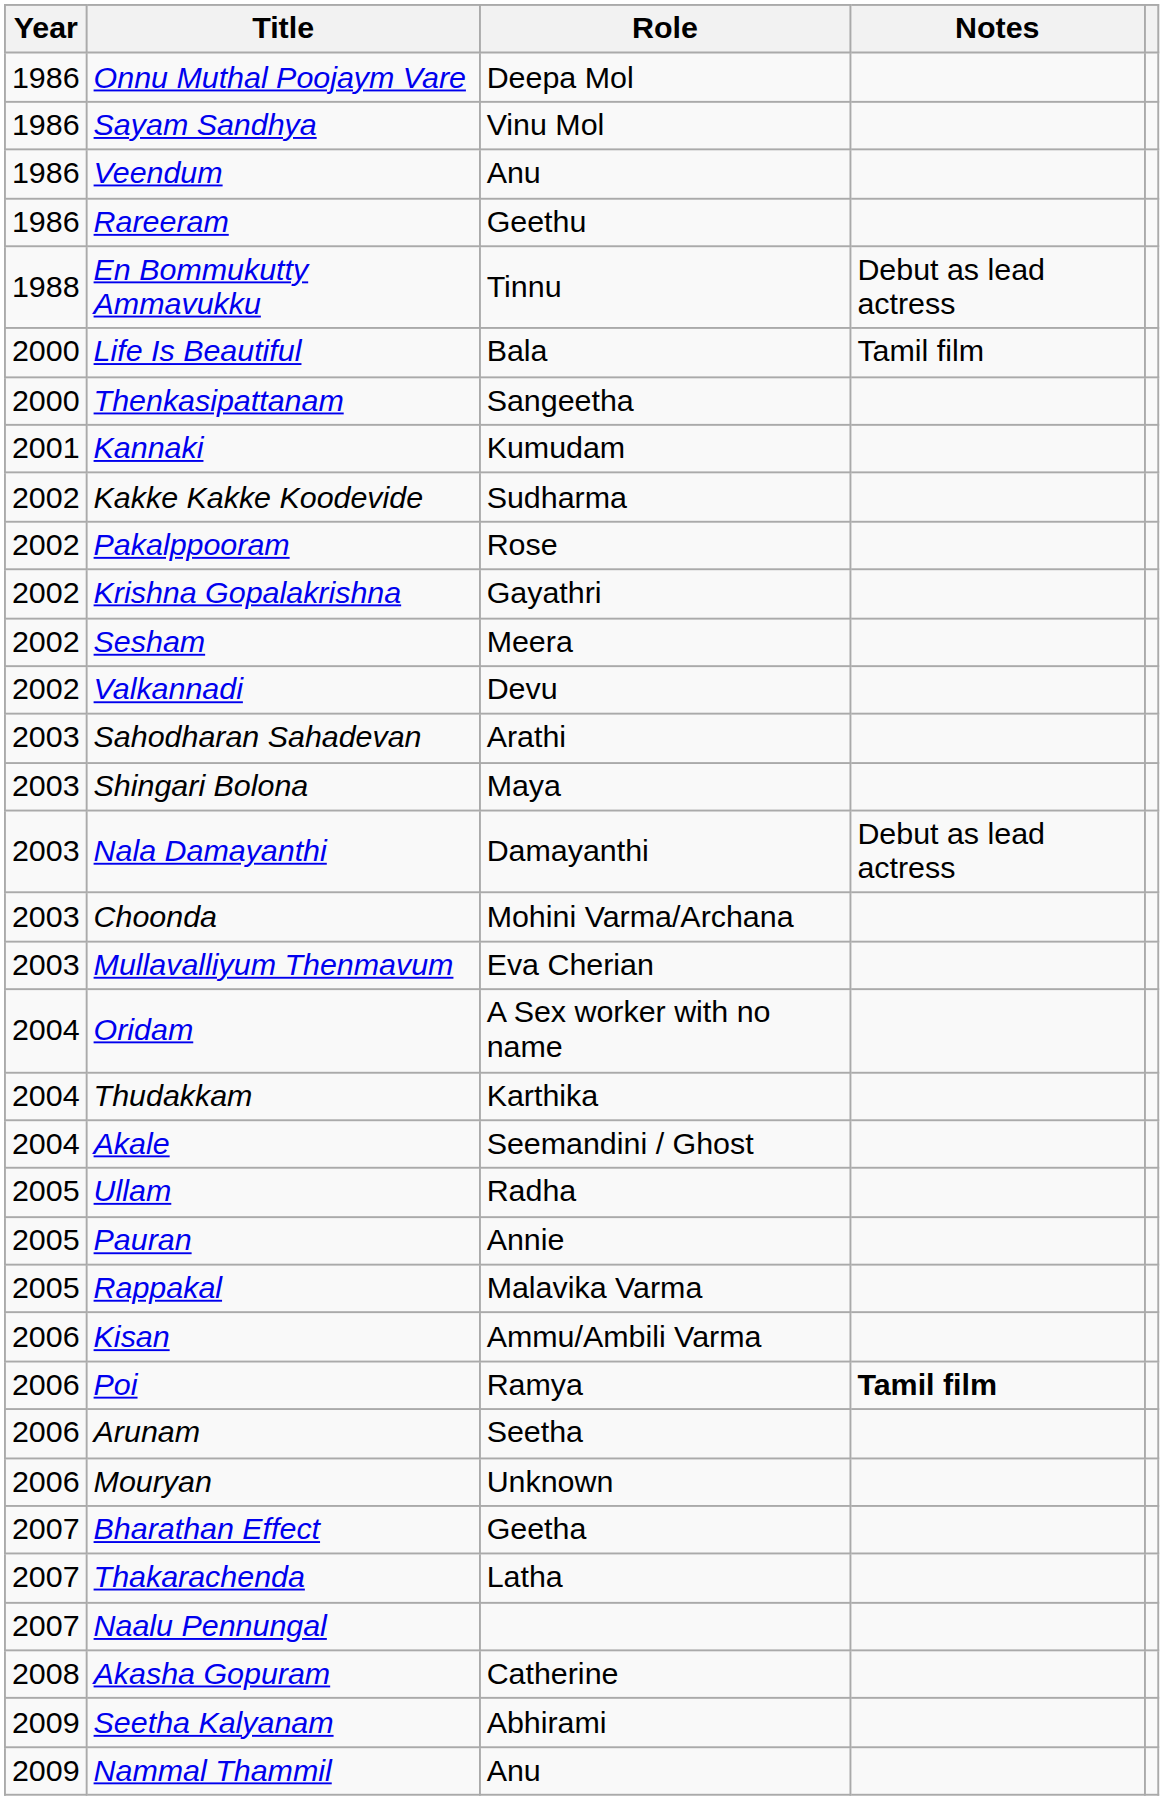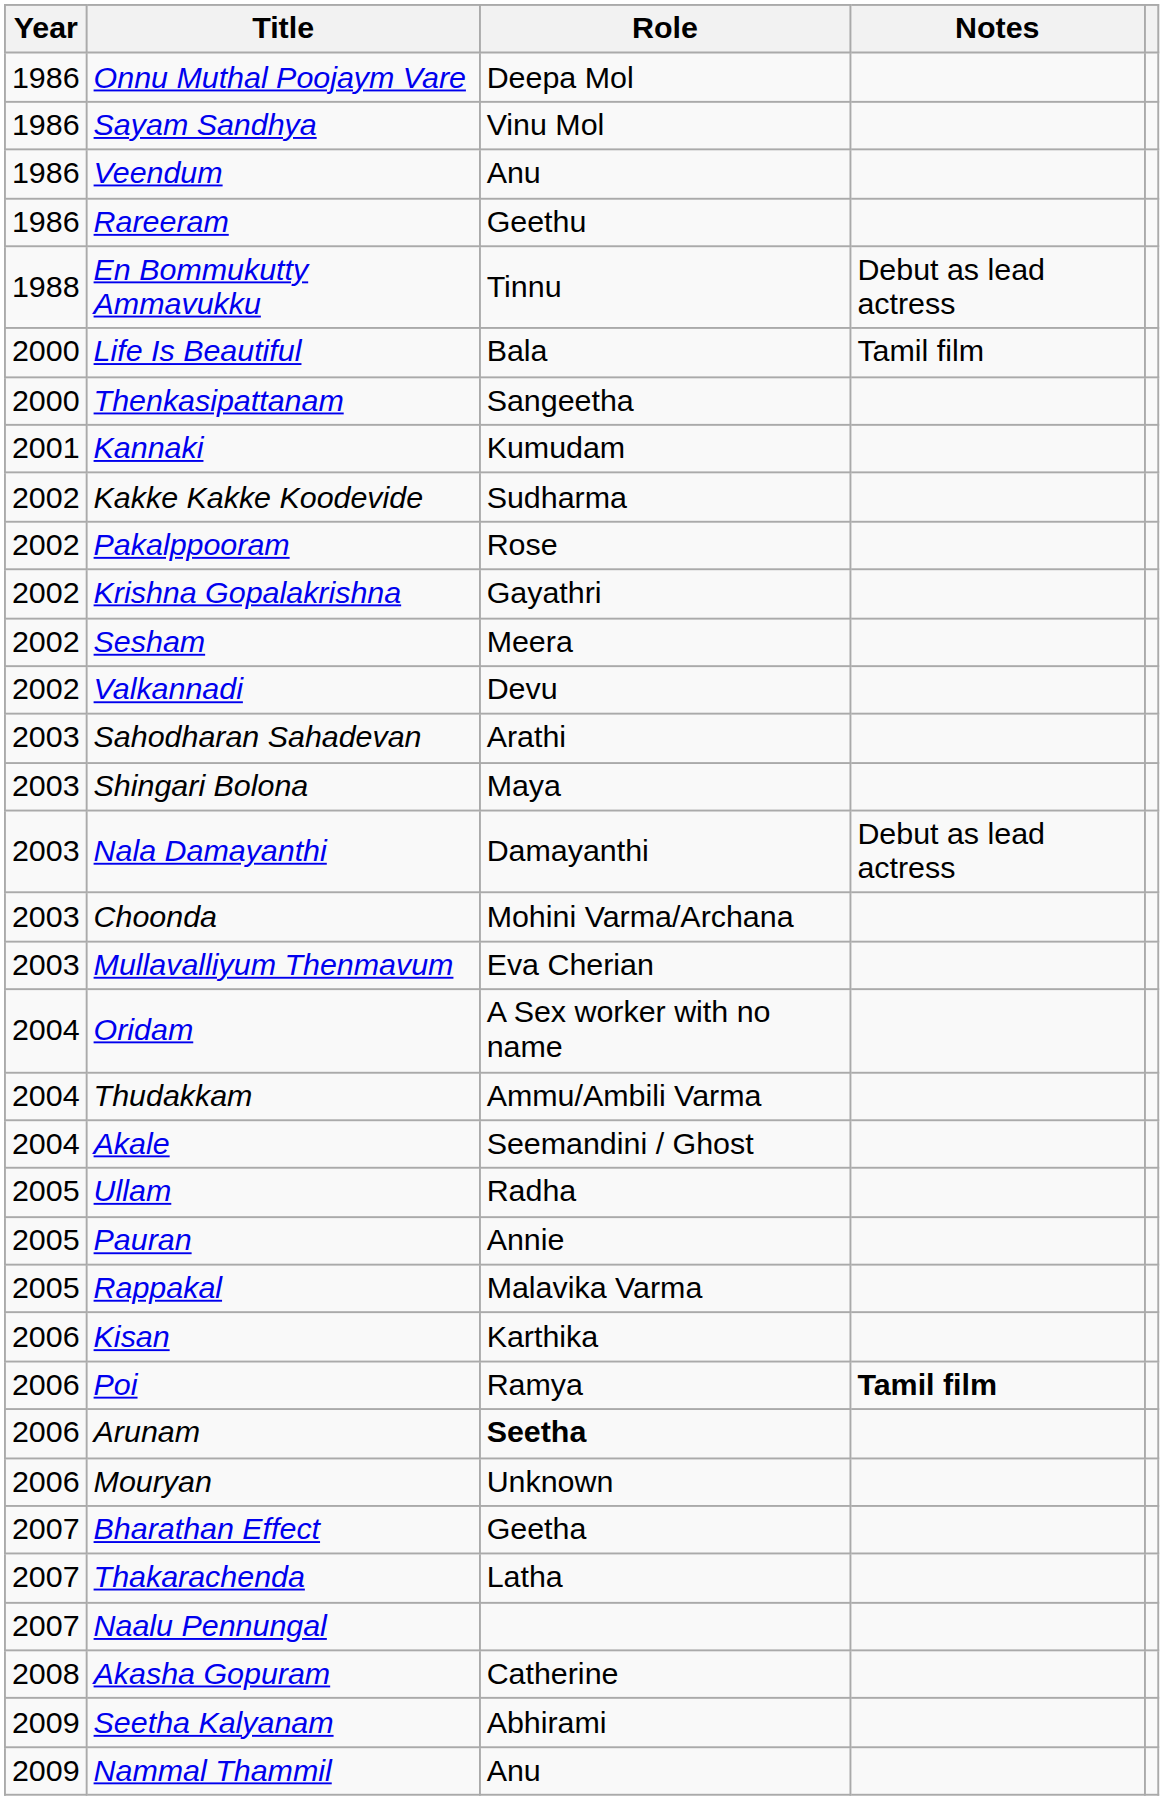(542, 1095) Karthika -> (624, 1095) Ammu/Ambili Varma
(624, 1336) Ammu/Ambili Varma -> (542, 1336) Karthika
(535, 1432) normal -> (536, 1432) bold
